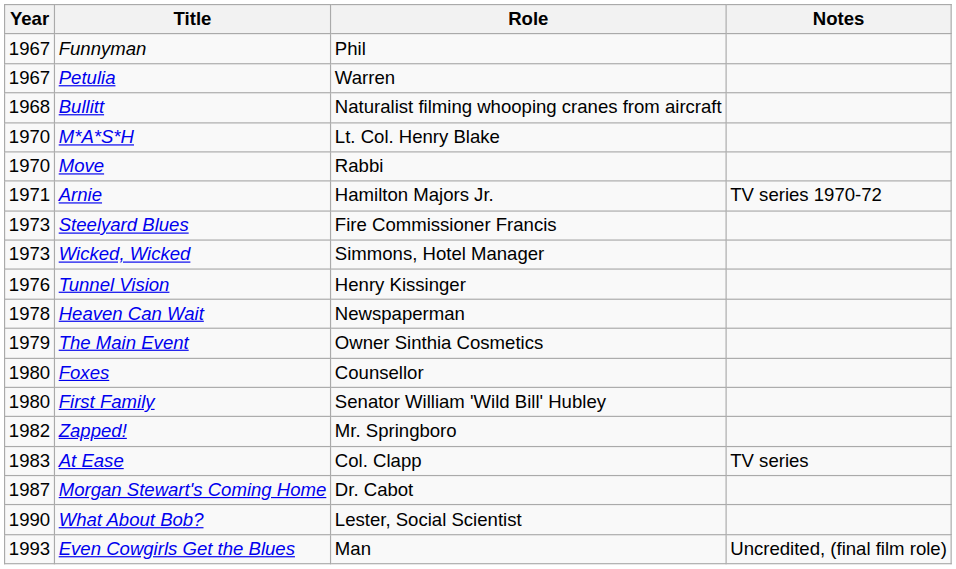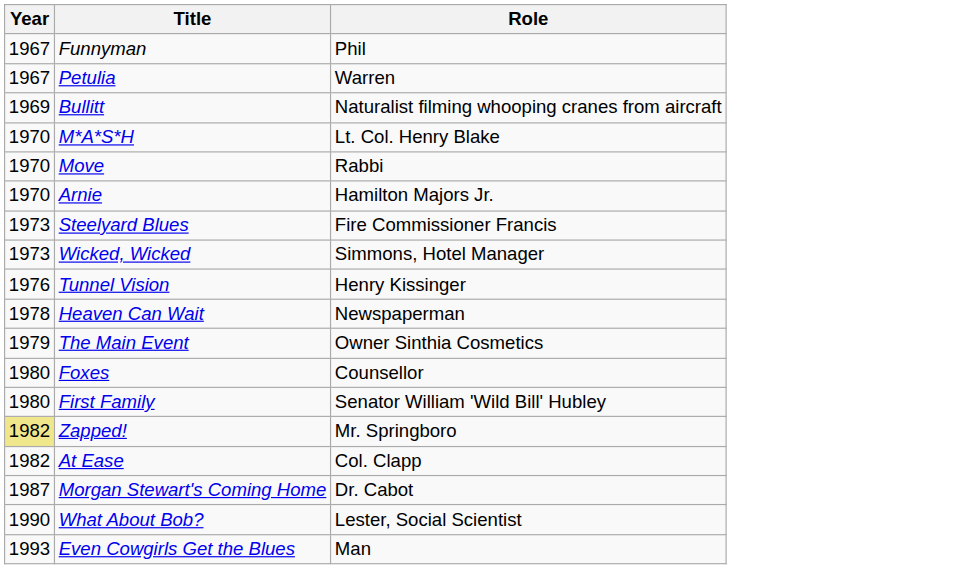- column: (839, 19)
(30, 107) 1968 -> (30, 107) 1969
(30, 195) 1971 -> (30, 195) 1970
(30, 431) no background -> (30, 431) khaki background
(30, 460) 1983 -> (30, 460) 1982
